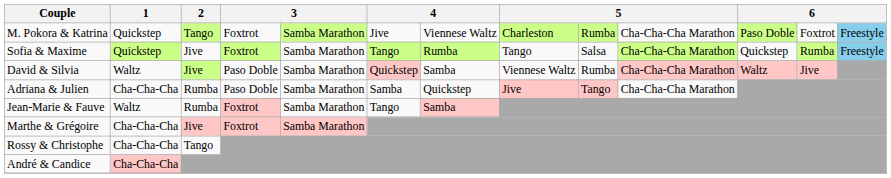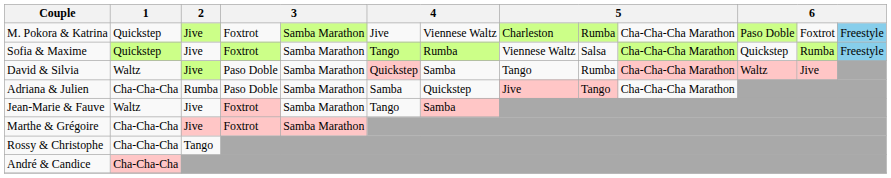(198, 32) Tango -> (193, 32) Jive
(517, 51) Tango -> (539, 51) Viennese Waltz
(539, 70) Viennese Waltz -> (517, 70) Tango
(201, 107) Rumba -> (193, 107) Jive
